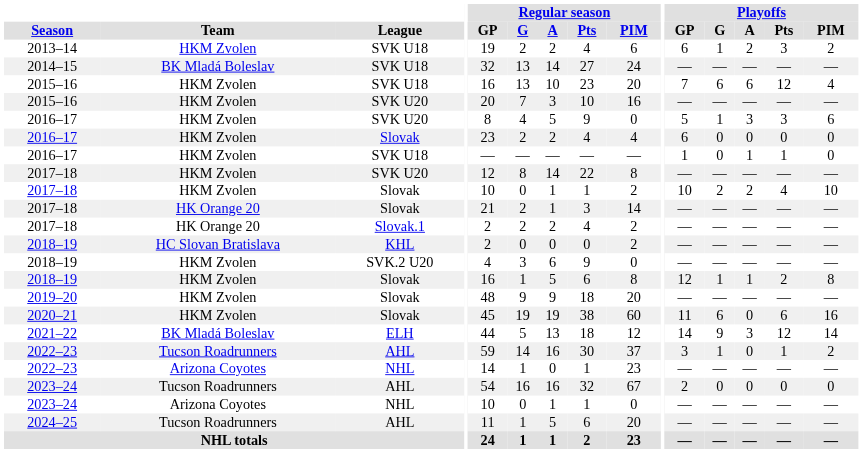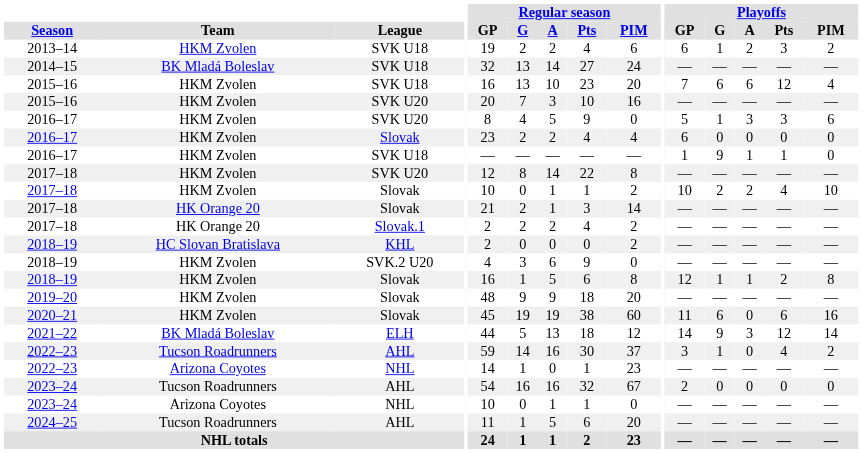(720, 155) 0 -> (720, 155) 9
(784, 351) 1 -> (784, 351) 4
